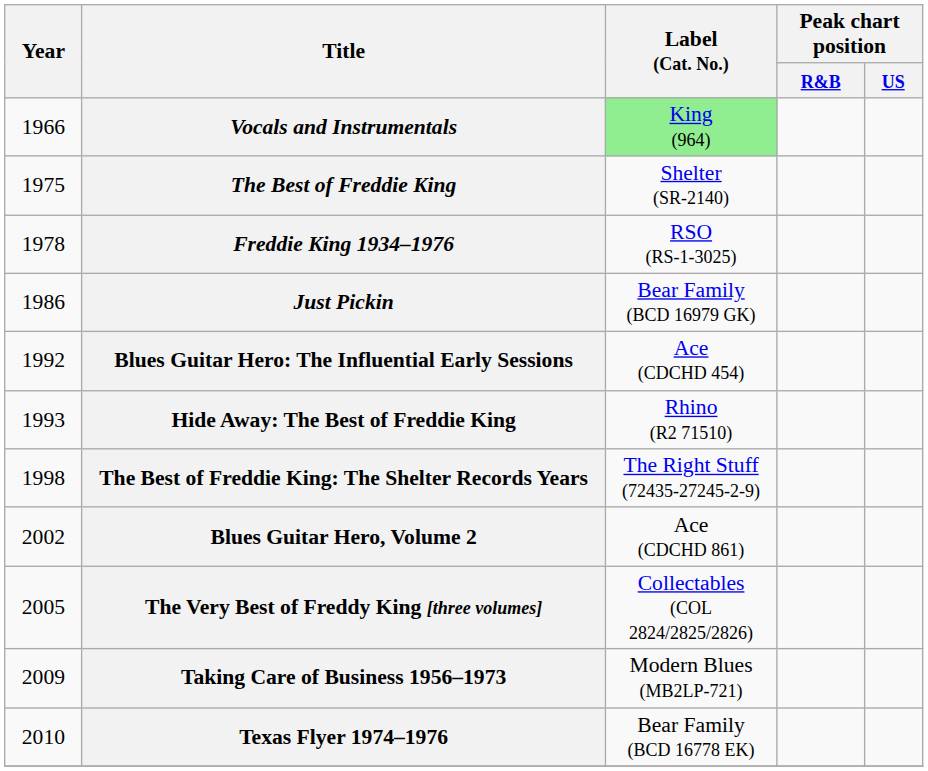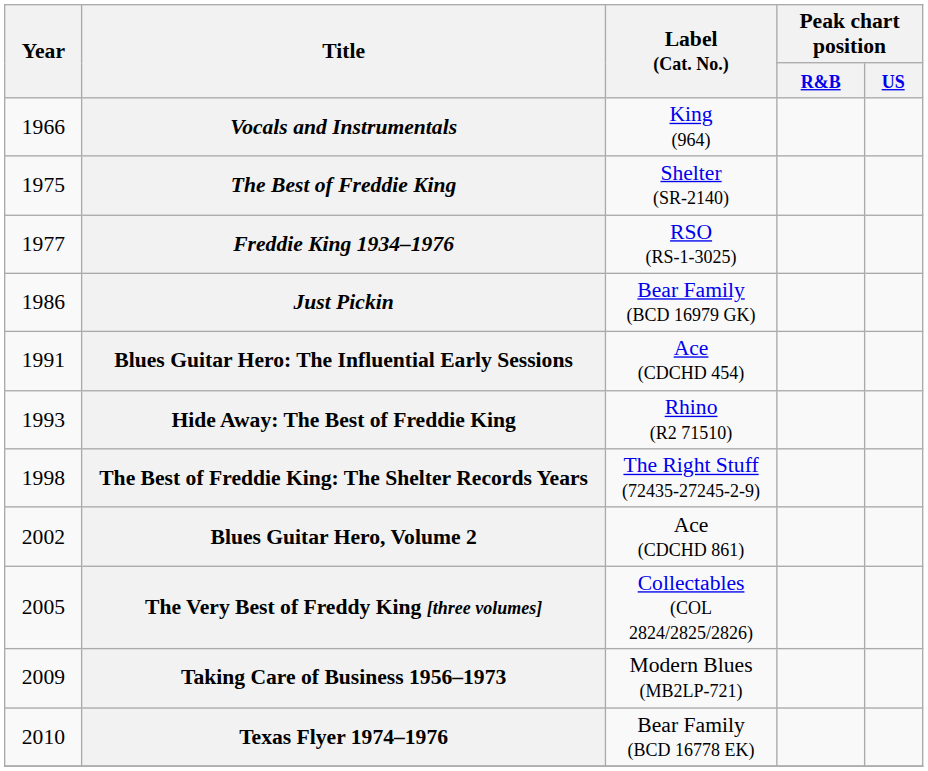(691, 126) lightgreen background -> (691, 126) no background
(43, 243) 1978 -> (43, 243) 1977
(43, 360) 1992 -> (43, 360) 1991
